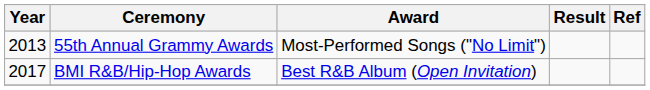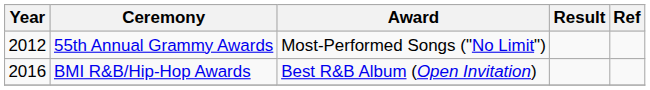(27, 44) 2013 -> (27, 44) 2012
(27, 71) 2017 -> (27, 71) 2016
